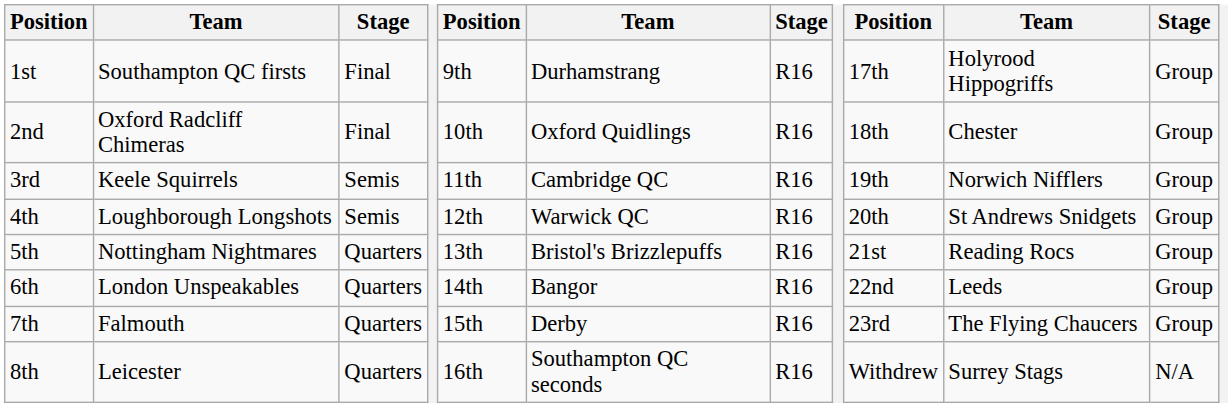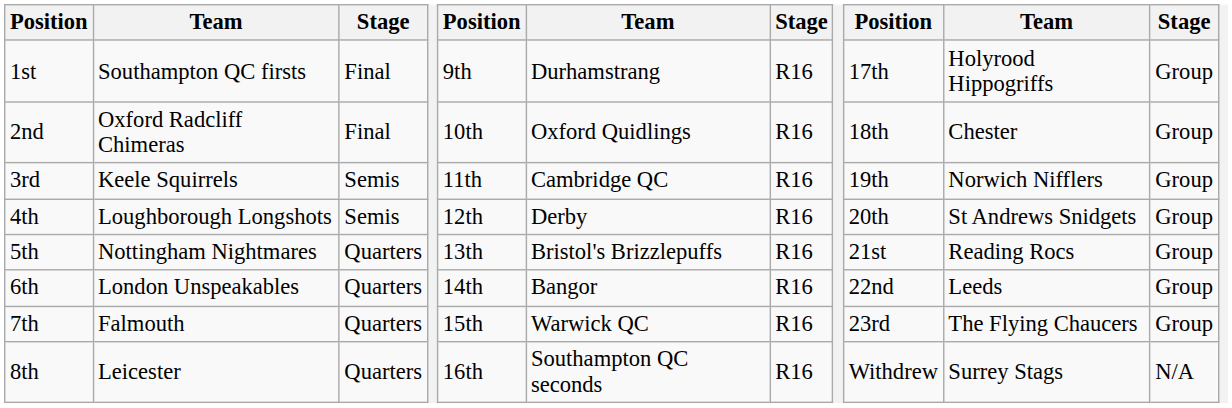(590, 216) Warwick QC -> (559, 216) Derby
(559, 323) Derby -> (590, 323) Warwick QC
